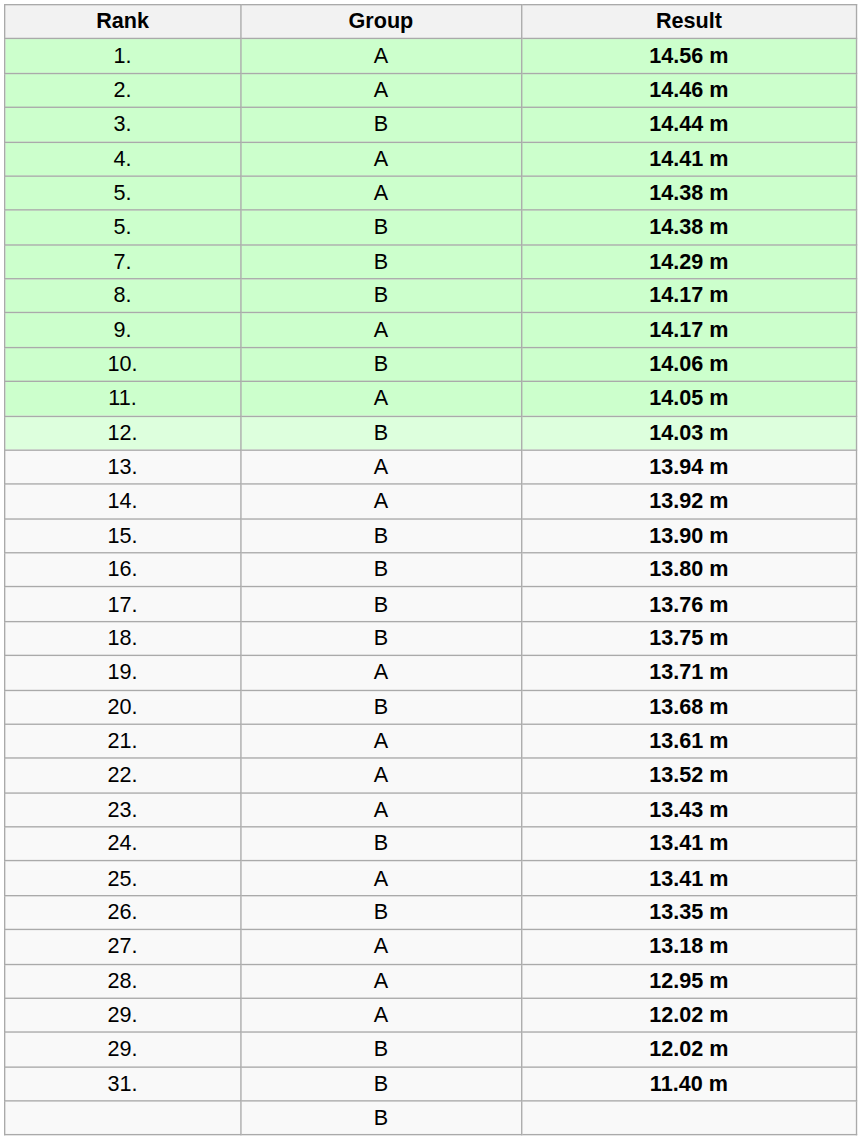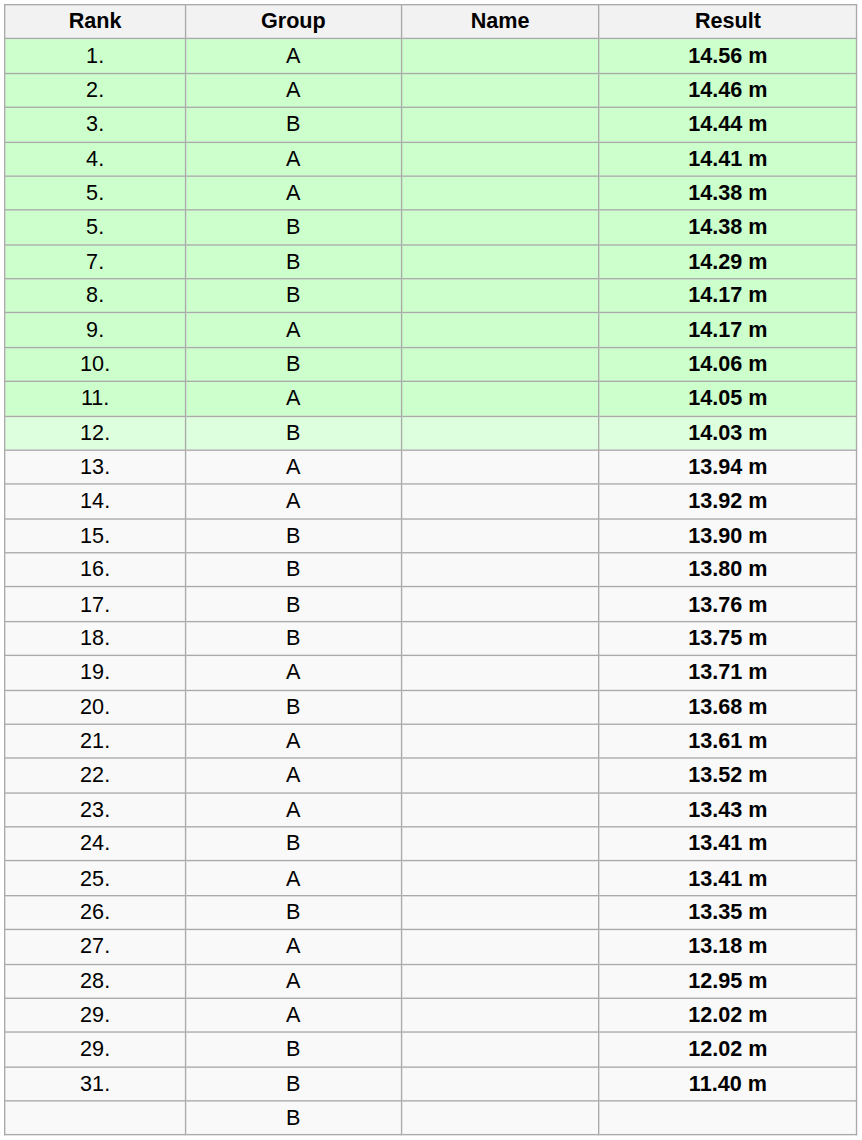+ column: (500, 21)
